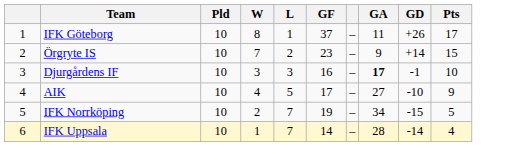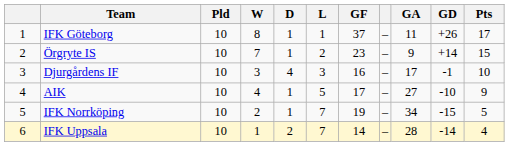+ column: (290, 14)
(378, 72) bold -> (411, 72) normal
